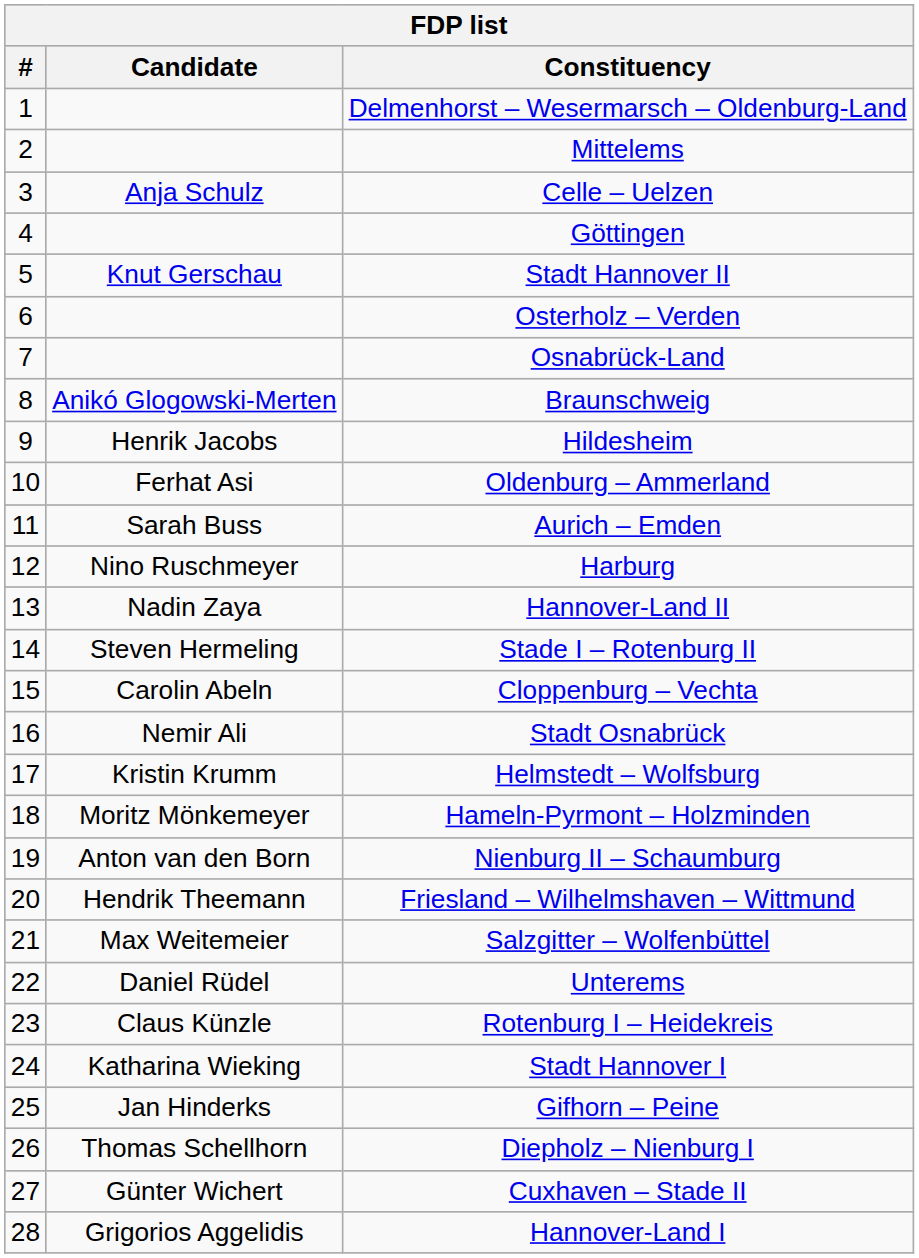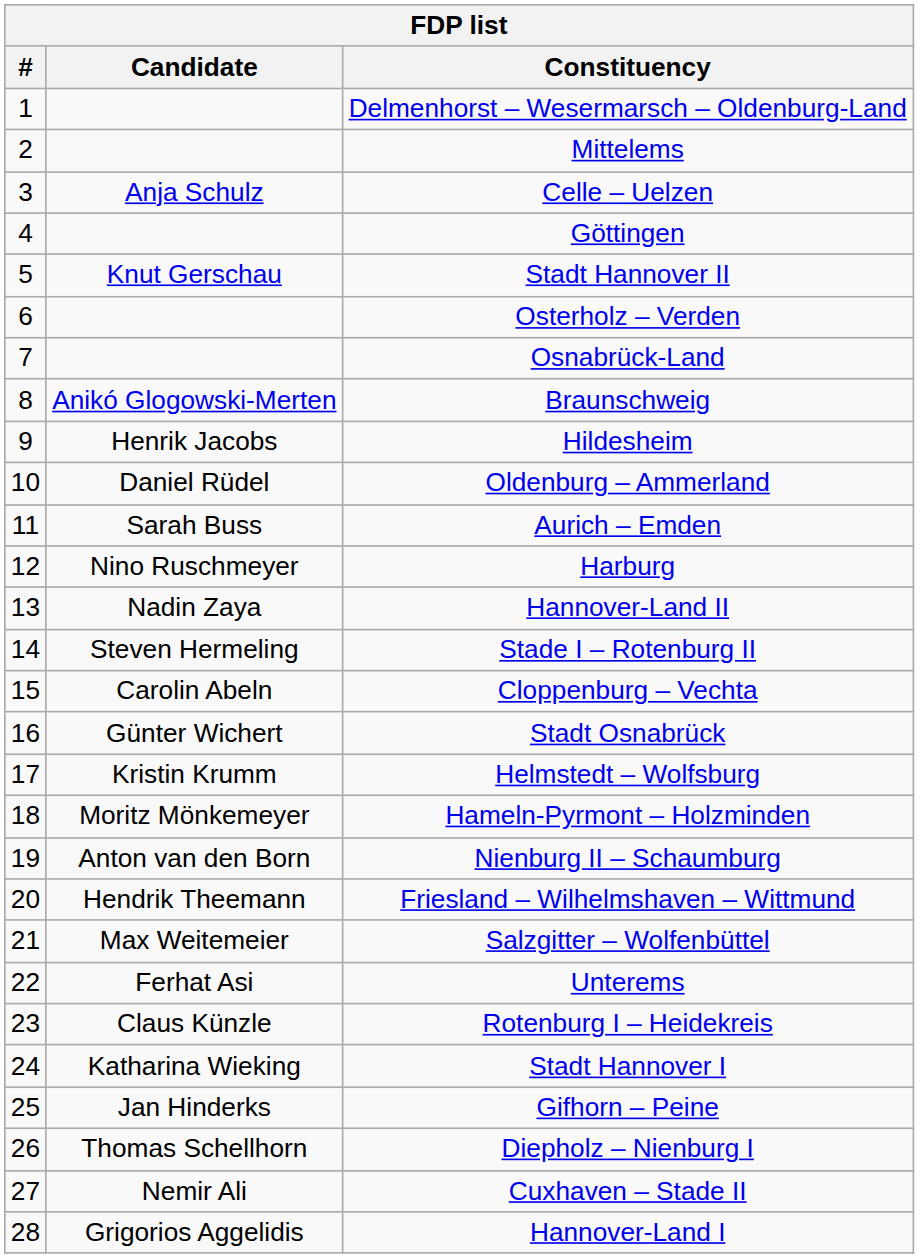(194, 483) Ferhat Asi -> (194, 483) Daniel Rüdel
(194, 732) Nemir Ali -> (194, 732) Günter Wichert
(194, 982) Daniel Rüdel -> (194, 982) Ferhat Asi
(194, 1190) Günter Wichert -> (194, 1190) Nemir Ali
